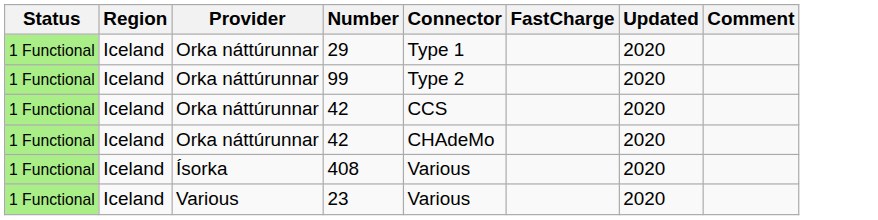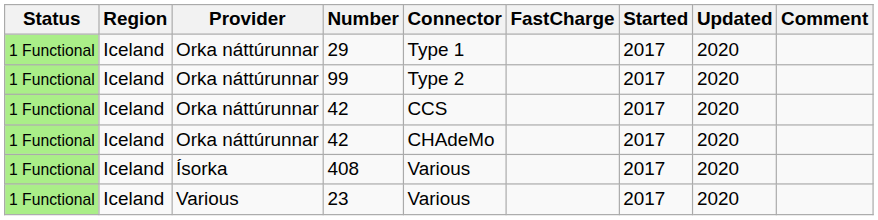+ column: (656, 19)
